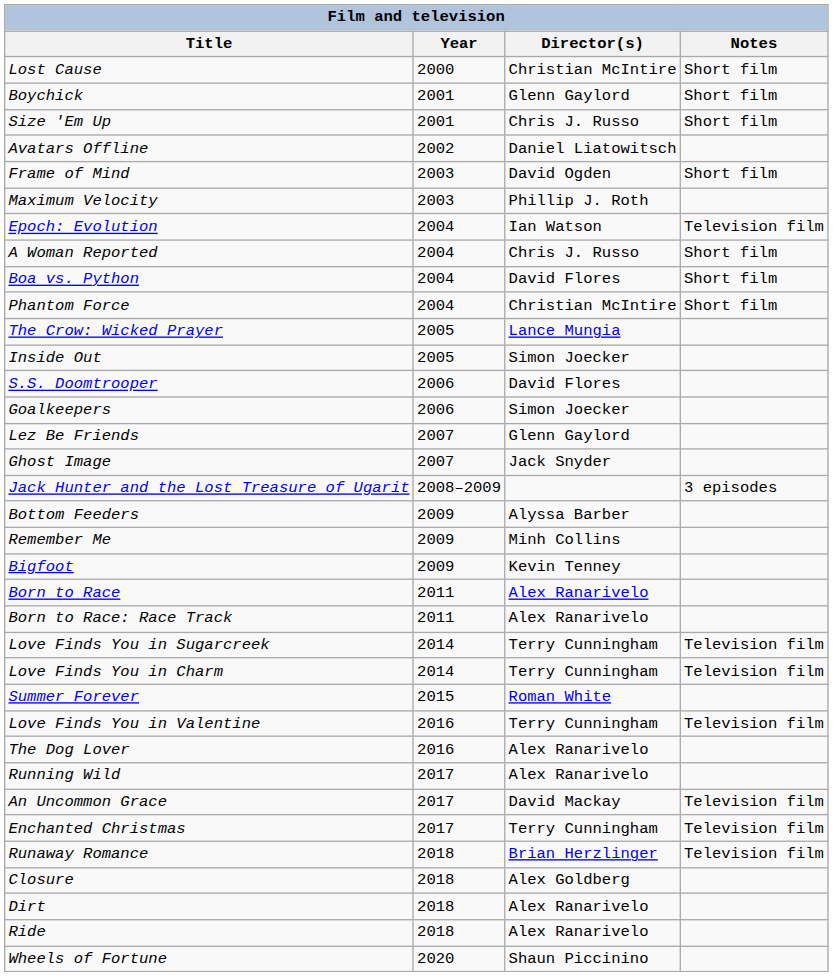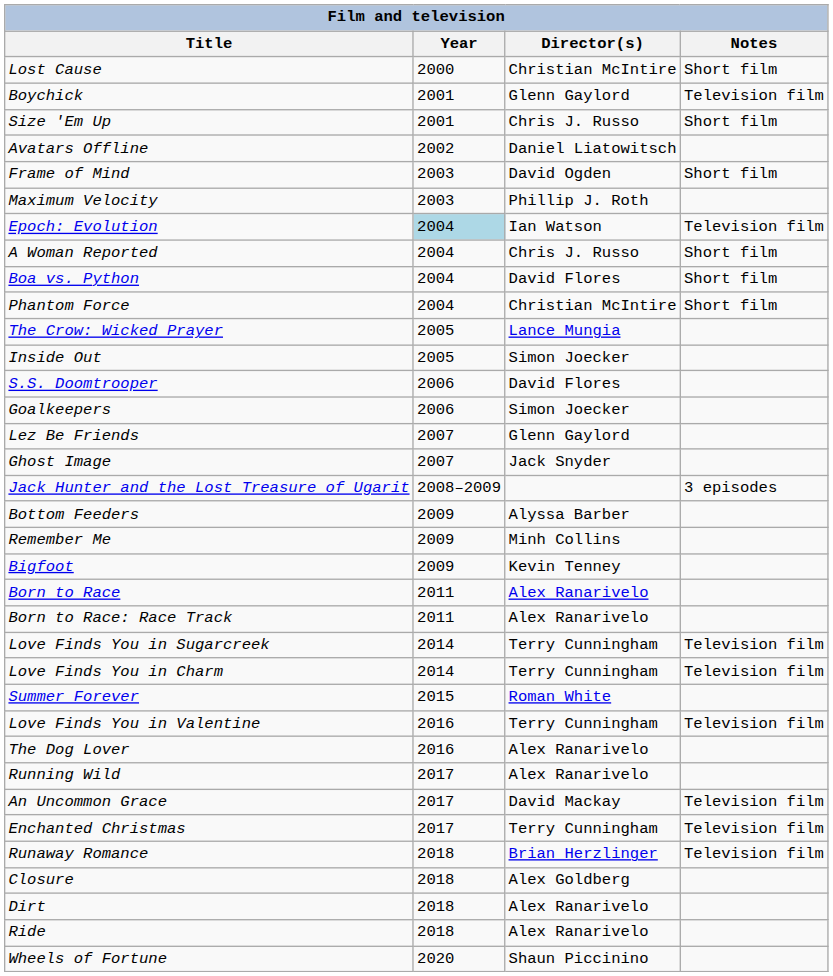(731, 96) Short film -> (754, 96) Television film
(436, 227) no background -> (436, 227) lightblue background
